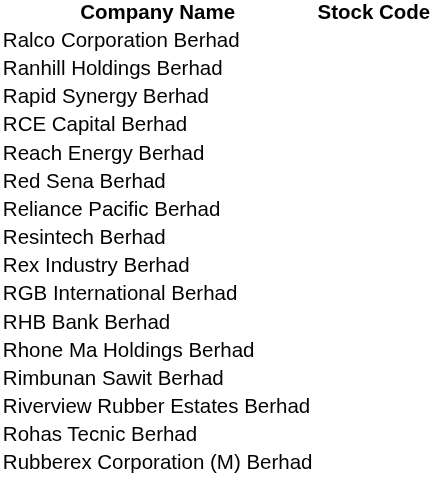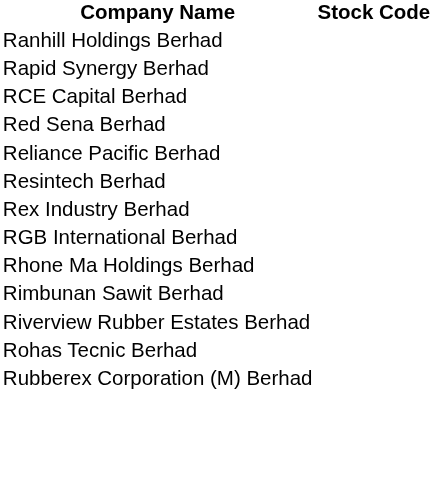- row: (121, 40)
- row: (104, 153)
- row: (87, 321)
